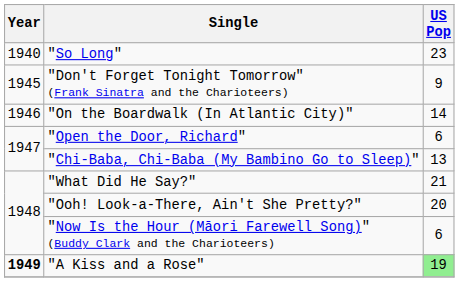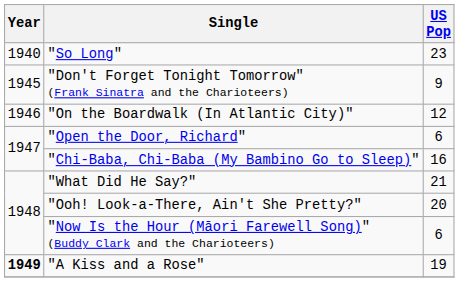(439, 115) 14 -> (439, 115) 12
(439, 160) 13 -> (439, 160) 16
(439, 266) lightgreen background -> (439, 266) no background
